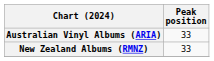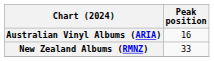(186, 35) 33 -> (186, 35) 16
